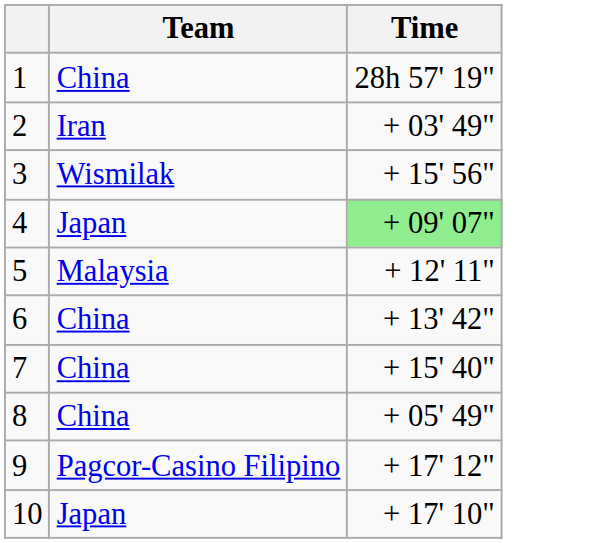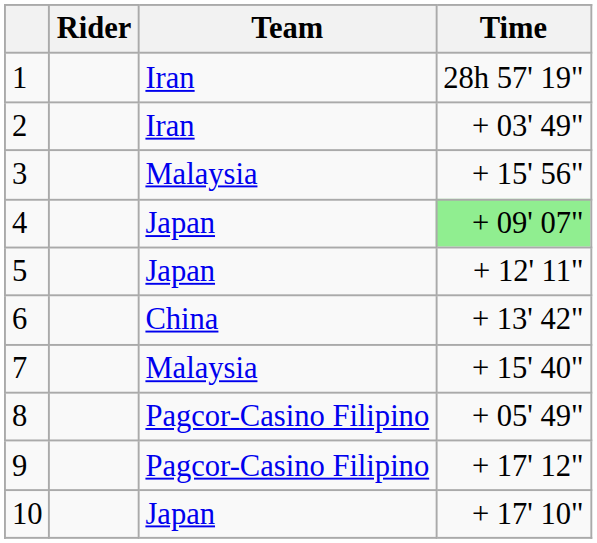+ column: (94, 28)
(93, 77) China -> (170, 77) Iran
(115, 174) Wismilak -> (201, 174) Malaysia
(113, 271) Malaysia -> (180, 271) Japan
(93, 367) China -> (201, 367) Malaysia
(93, 416) China -> (287, 416) Pagcor-Casino Filipino
